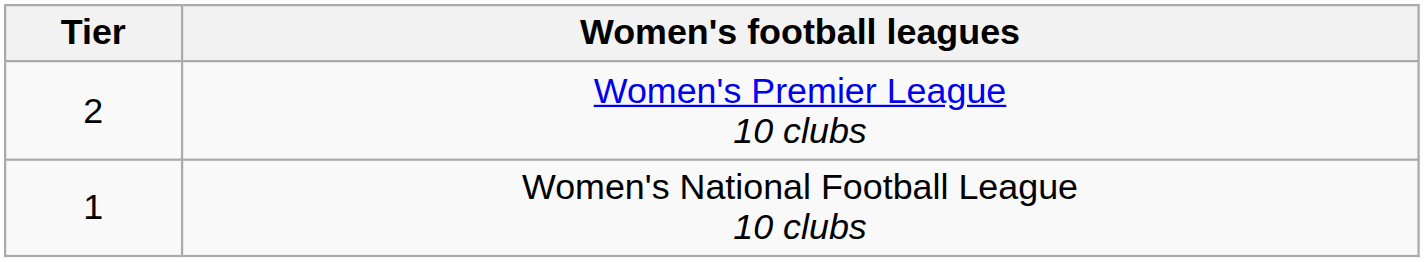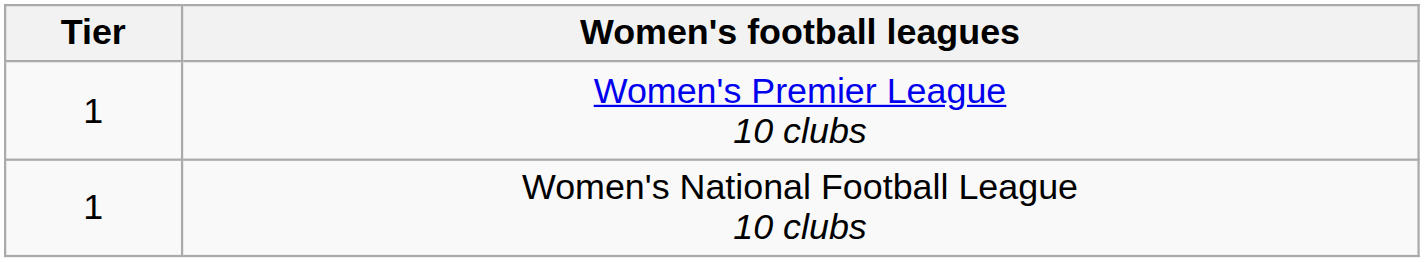(93, 109) 2 -> (93, 109) 1
